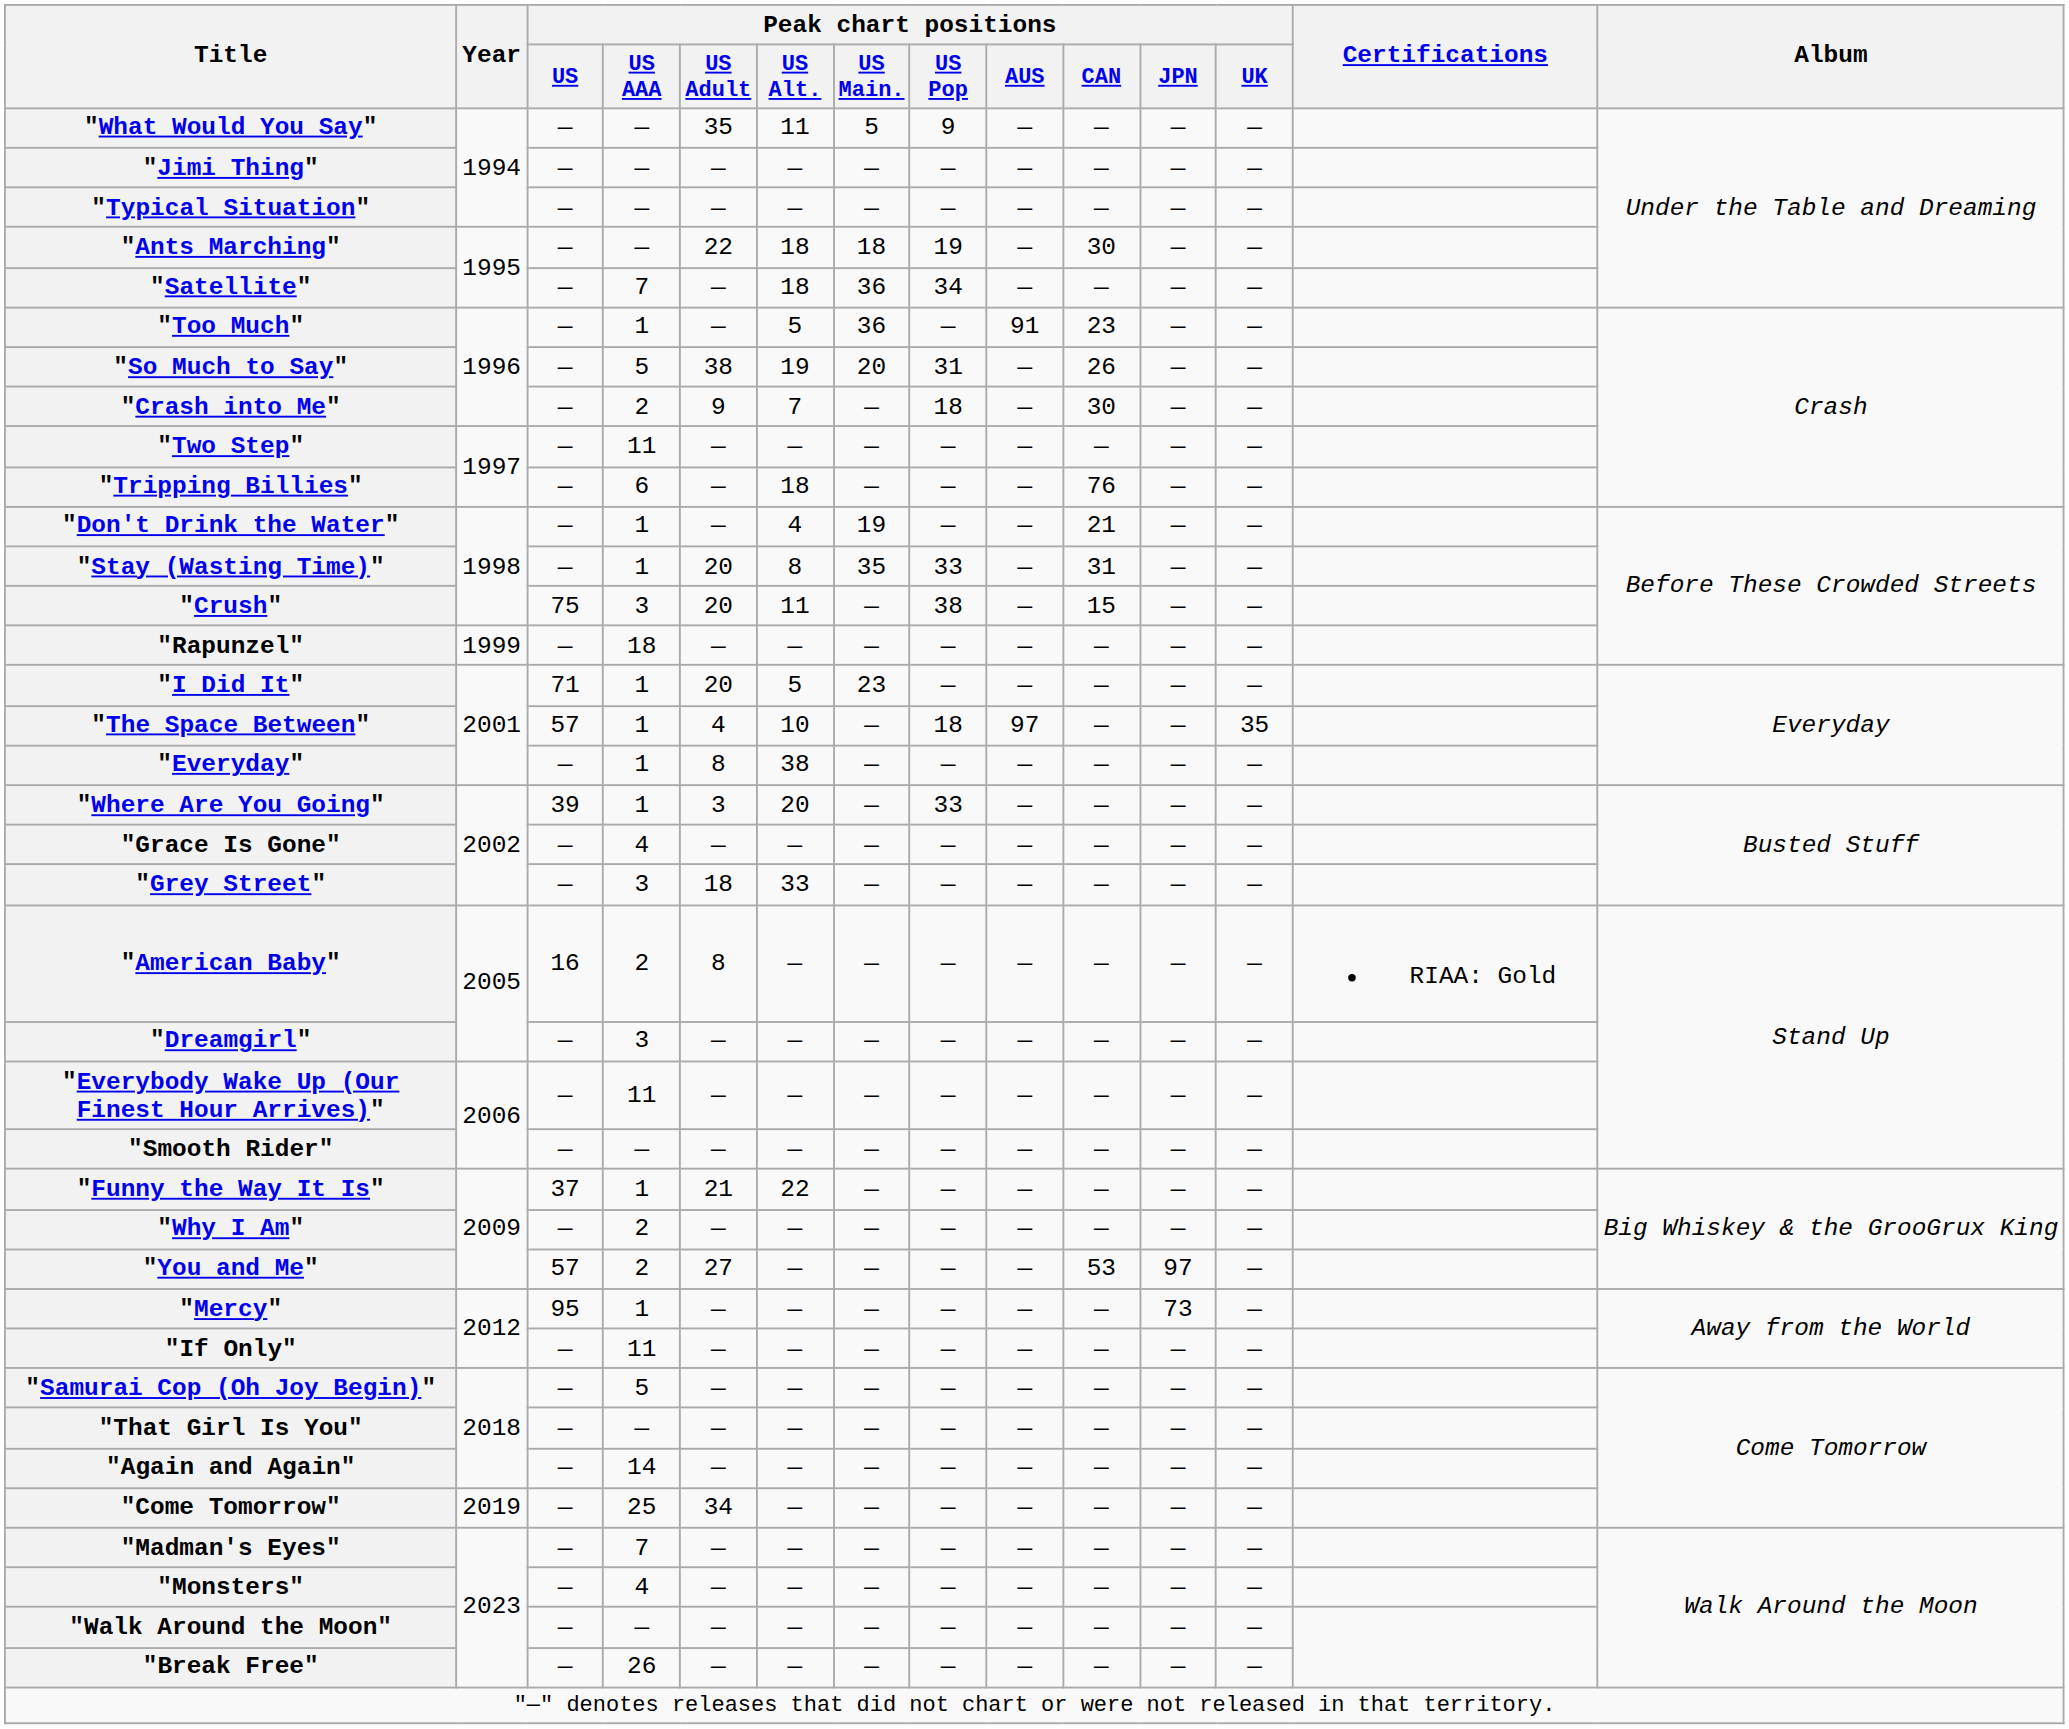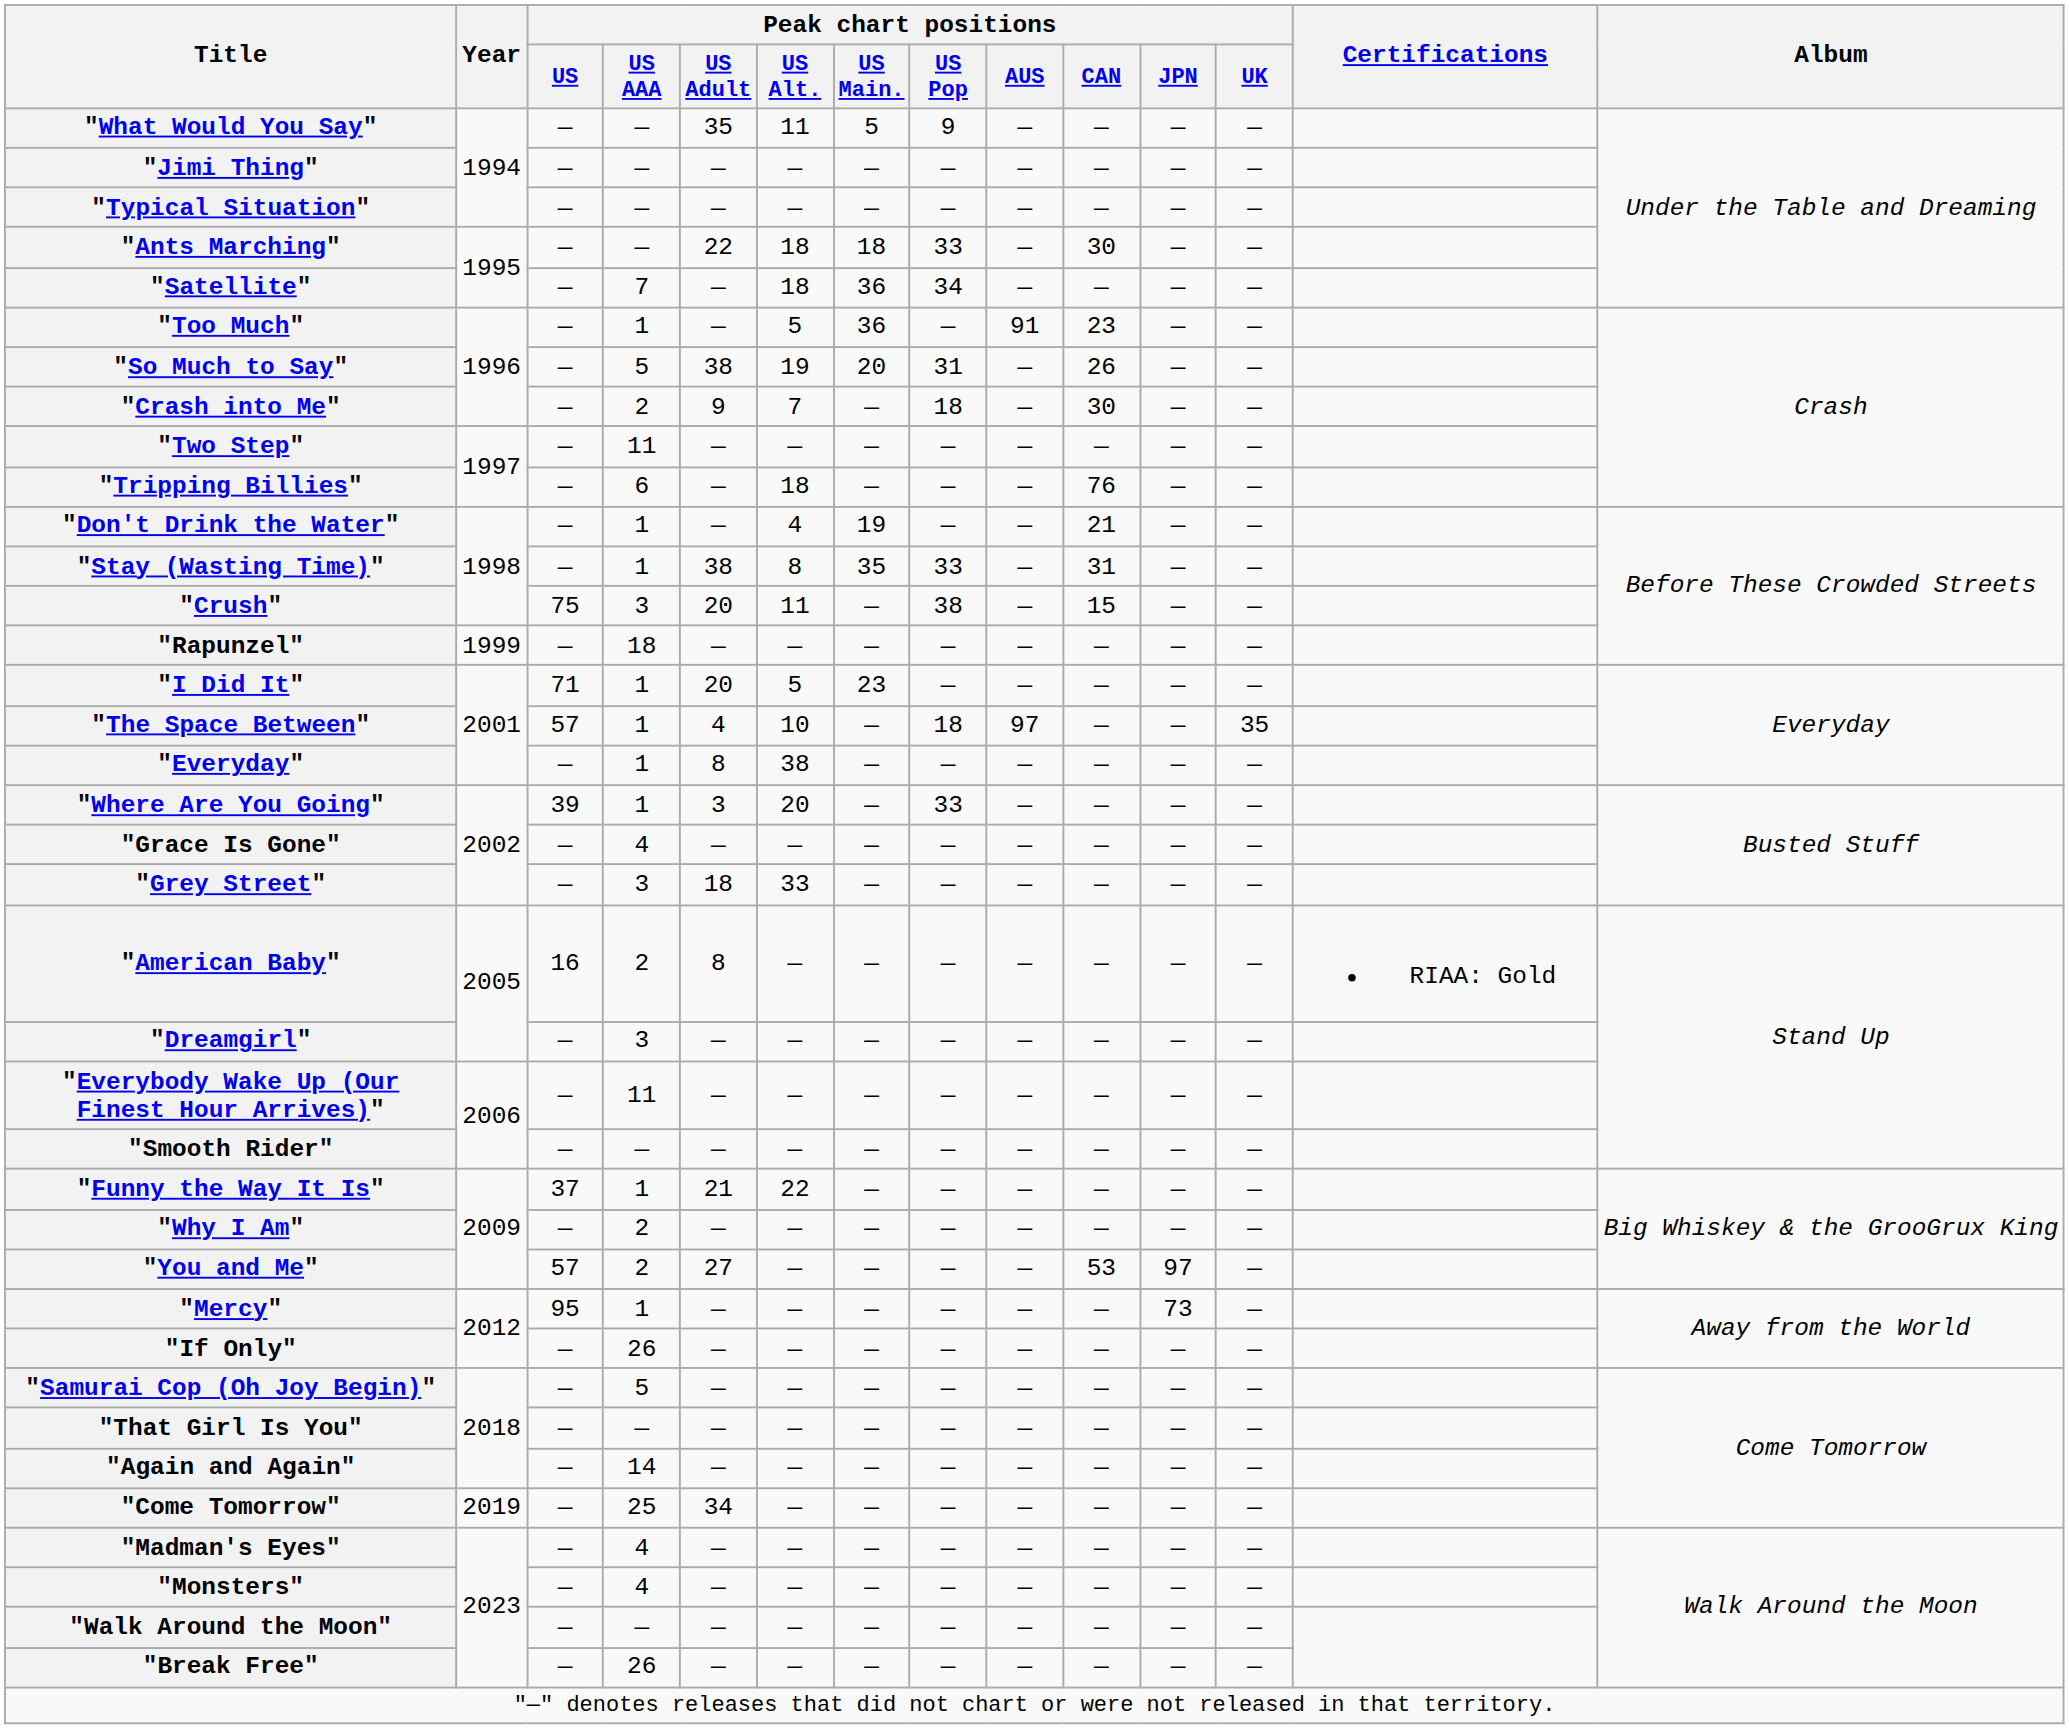(948, 247) 19 -> (948, 247) 33
(718, 566) 20 -> (718, 566) 38
(642, 1349) 11 -> (642, 1349) 26
(642, 1548) 7 -> (642, 1548) 4
